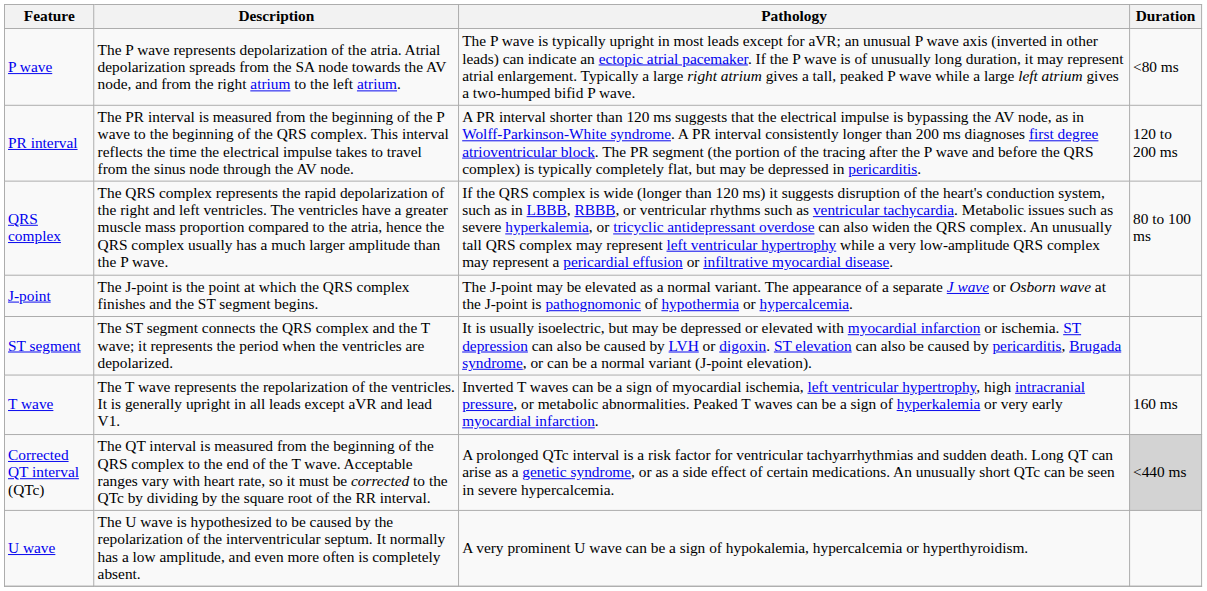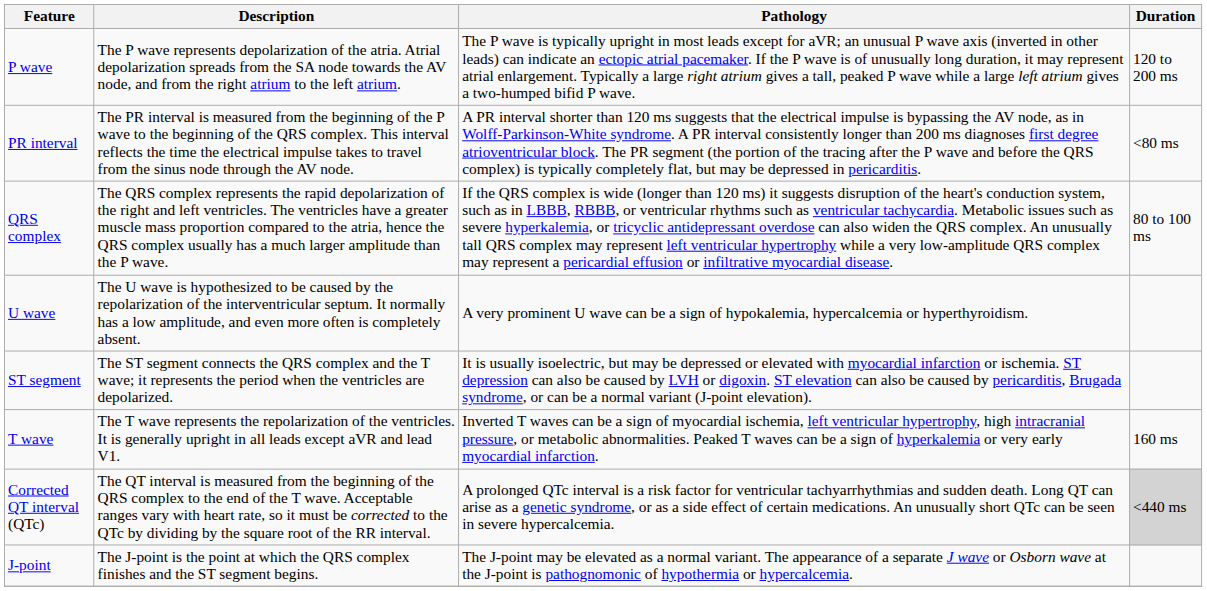(1156, 66) <80 ms -> (1155, 66) 120 to 200 ms
(1155, 143) 120 to 200 ms -> (1156, 143) <80 ms
rows swapped: (29, 295) <-> (32, 548)
